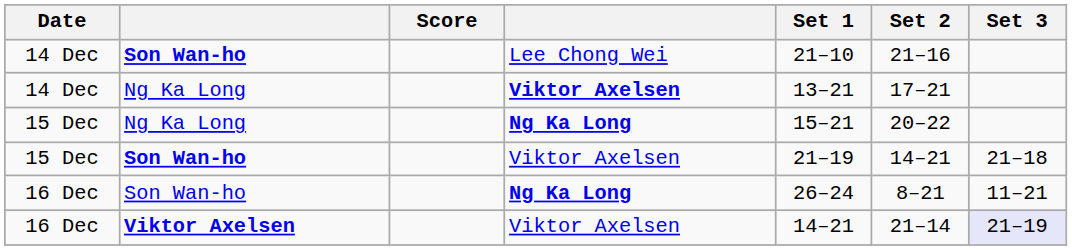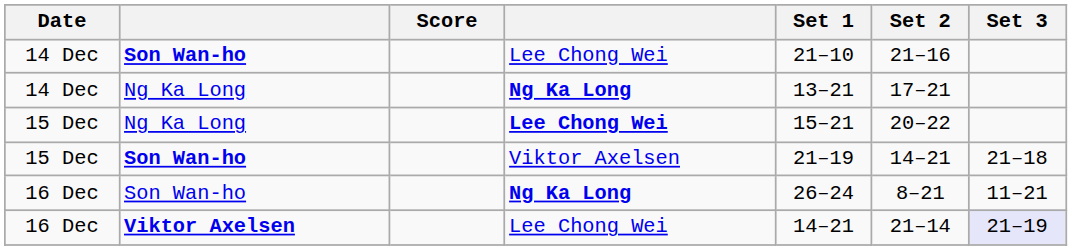(595, 90) Viktor Axelsen -> (570, 90) Ng Ka Long
(570, 124) Ng Ka Long -> (588, 124) Lee Chong Wei
(595, 227) Viktor Axelsen -> (588, 227) Lee Chong Wei
